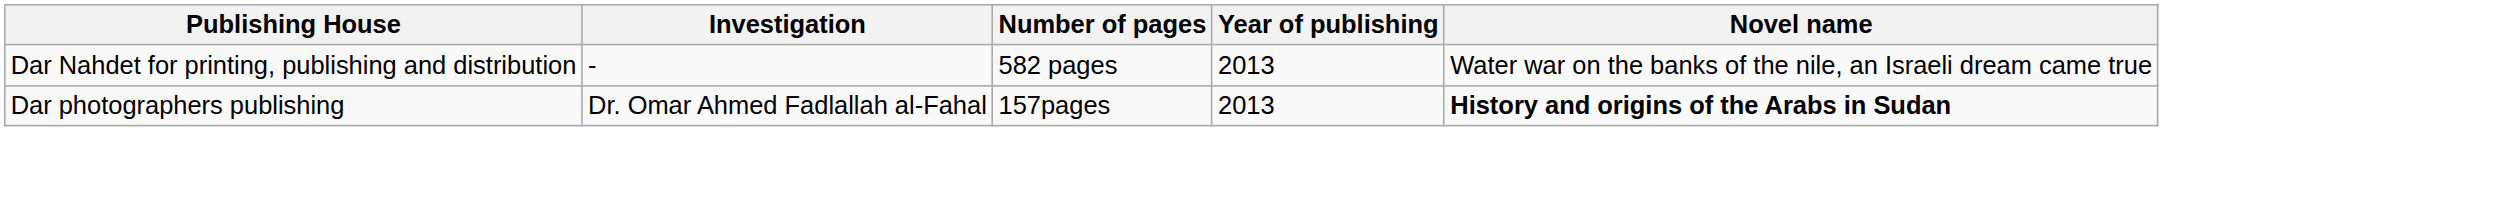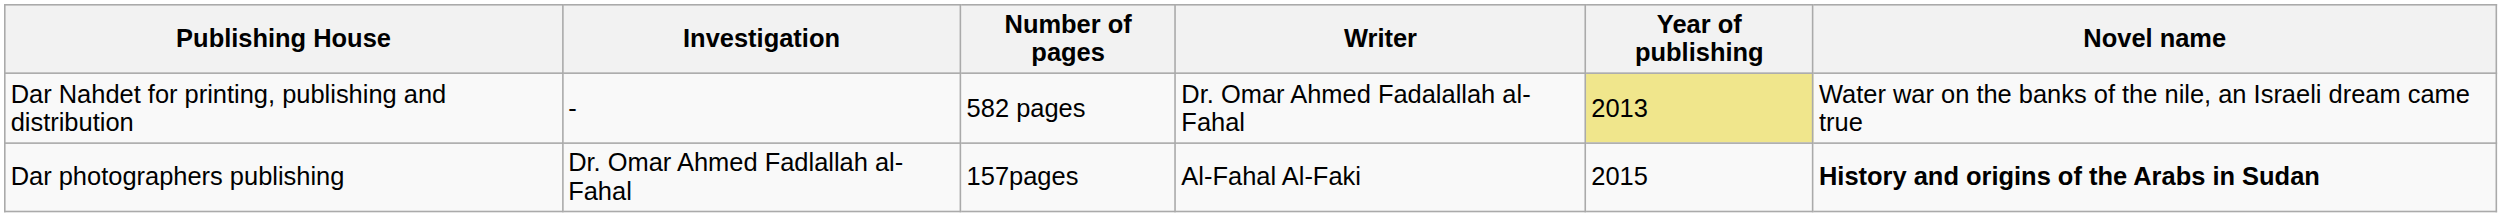+ column: (1380, 38)
(1246, 65) no background -> (1620, 107) khaki background
(1246, 105) 2013 -> (1620, 176) 2015
